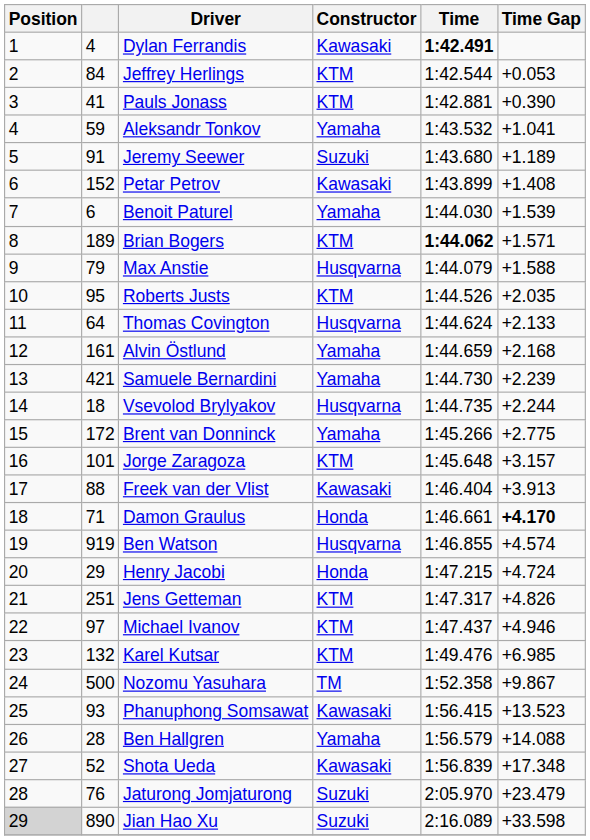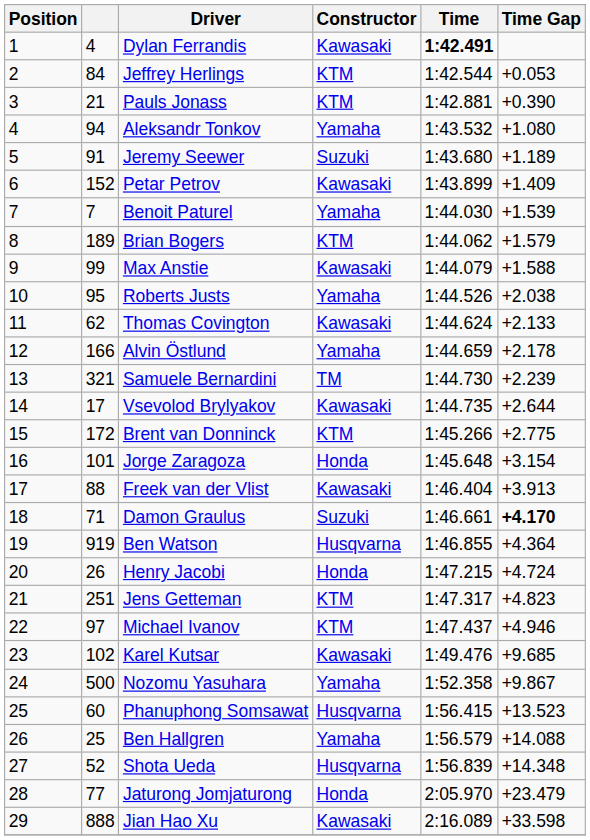(95, 102) 41 -> (95, 102) 21
(95, 129) 59 -> (95, 129) 94
(529, 129) +1.041 -> (529, 129) +1.080
(529, 185) +1.408 -> (529, 185) +1.409
(91, 212) 6 -> (91, 212) 7
(459, 240) bold -> (459, 240) normal
(529, 240) +1.571 -> (529, 240) +1.579
(95, 268) 79 -> (95, 268) 99
(359, 268) Husqvarna -> (354, 268) Kawasaki
(335, 295) KTM -> (348, 295) Yamaha
(529, 295) +2.035 -> (529, 295) +2.038
(95, 323) 64 -> (95, 323) 62
(359, 323) Husqvarna -> (354, 323) Kawasaki
(100, 351) 161 -> (100, 351) 166
(529, 351) +2.168 -> (529, 351) +2.178
(100, 378) 421 -> (100, 378) 321
(348, 378) Yamaha -> (329, 378) TM
(95, 406) 18 -> (95, 406) 17
(359, 406) Husqvarna -> (354, 406) Kawasaki
(529, 406) +2.244 -> (529, 406) +2.644
(348, 434) Yamaha -> (335, 434) KTM
(335, 461) KTM -> (342, 461) Honda
(529, 461) +3.157 -> (529, 461) +3.154
(342, 517) Honda -> (343, 517) Suzuki
(529, 544) +4.574 -> (529, 544) +4.364
(95, 572) 29 -> (95, 572) 26
(529, 600) +4.826 -> (529, 600) +4.823
(100, 655) 132 -> (100, 655) 102
(335, 655) KTM -> (354, 655) Kawasaki
(529, 655) +6.985 -> (529, 655) +9.685
(329, 683) TM -> (348, 683) Yamaha
(95, 710) 93 -> (95, 710) 60
(354, 710) Kawasaki -> (359, 710) Husqvarna
(95, 738) 28 -> (95, 738) 25
(354, 766) Kawasaki -> (359, 766) Husqvarna
(533, 766) +17.348 -> (533, 766) +14.348
(95, 793) 76 -> (95, 793) 77
(343, 793) Suzuki -> (342, 793) Honda
(18, 821) lightgrey background -> (18, 821) no background
(100, 821) 890 -> (100, 821) 888
(343, 821) Suzuki -> (354, 821) Kawasaki
